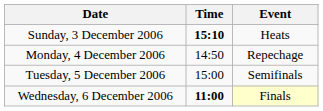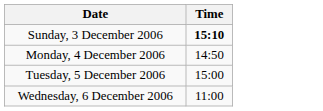- column: (275, 14)
(209, 95) bold -> (209, 95) normal
